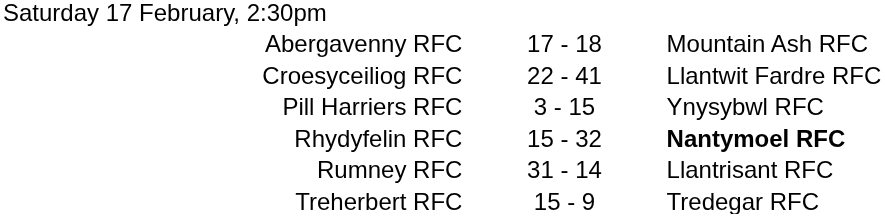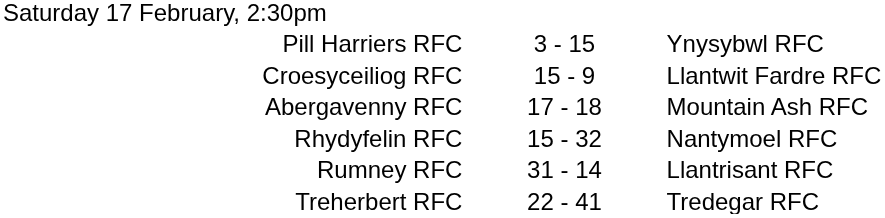rows swapped: (364, 44) <-> (372, 107)
(564, 75) 22 - 41 -> (564, 75) 15 - 9
(756, 138) bold -> (752, 138) normal
(564, 201) 15 - 9 -> (564, 201) 22 - 41
